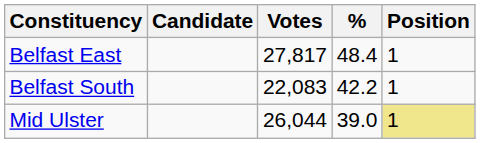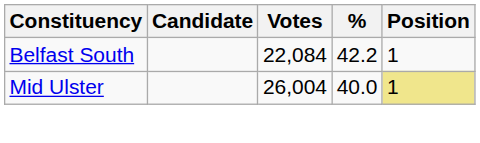- row: (65, 54)
(295, 87) 22,083 -> (295, 54) 22,084
(295, 120) 26,044 -> (295, 87) 26,004
(357, 120) 39.0 -> (357, 87) 40.0
